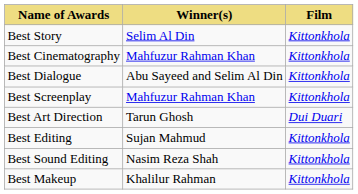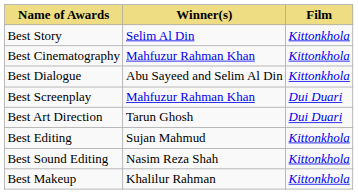(319, 96) Kittonkhola -> (315, 96) Dui Duari
